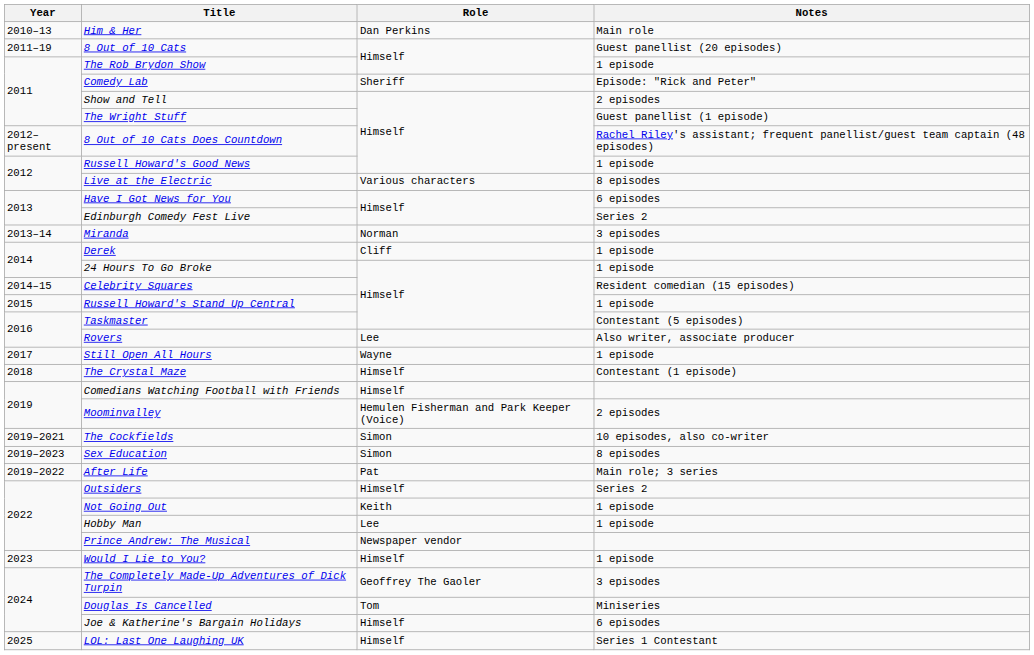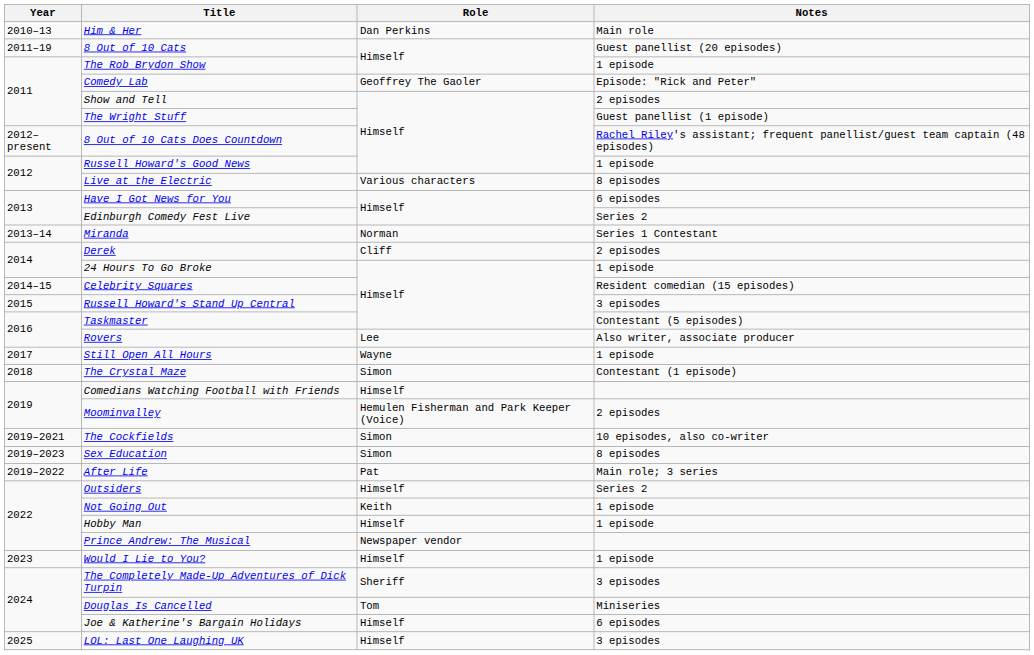(382, 83) Sheriff -> (421, 83) Geoffrey The Gaoler
(628, 234) 3 episodes -> (657, 234) Series 1 Contestant
(625, 251) 1 episode -> (628, 251) 2 episodes
(625, 303) 1 episode -> (628, 303) 3 episodes
(382, 373) Himself -> (376, 373) Simon
(370, 524) Lee -> (382, 524) Himself
(421, 582) Geoffrey The Gaoler -> (382, 582) Sheriff
(657, 641) Series 1 Contestant -> (628, 641) 3 episodes
